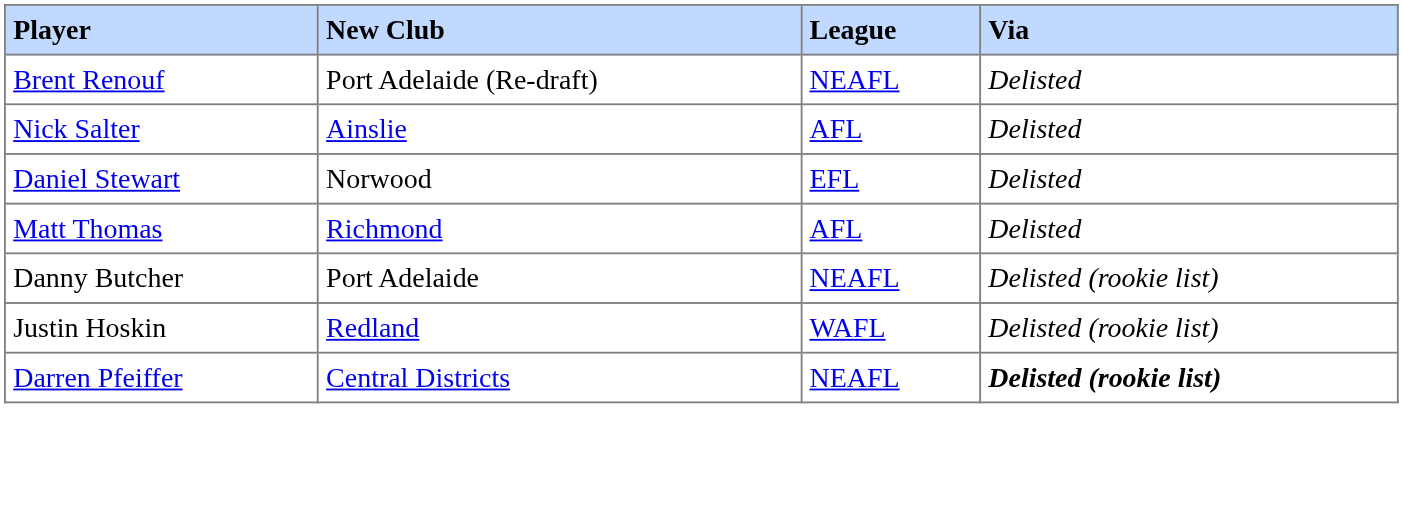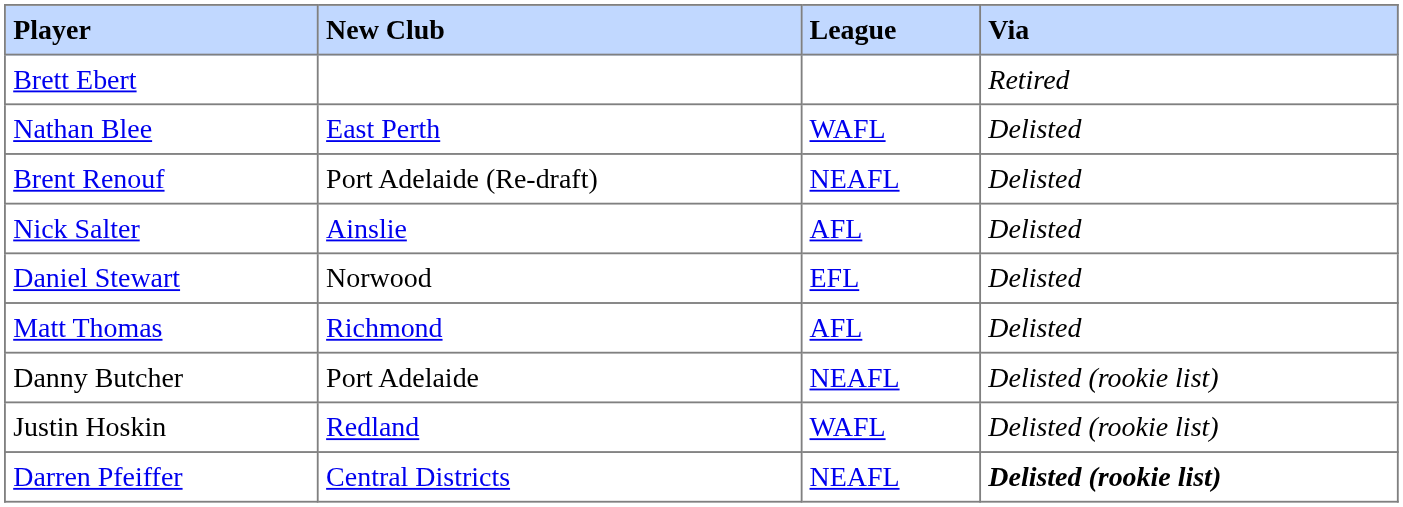+ row: (75, 79)
+ row: (83, 128)
